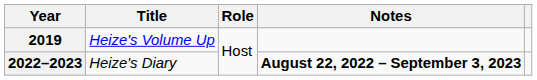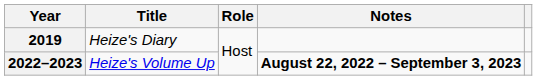(152, 39) Heize's Volume Up -> (133, 39) Heize's Diary
(133, 63) Heize's Diary -> (152, 63) Heize's Volume Up
